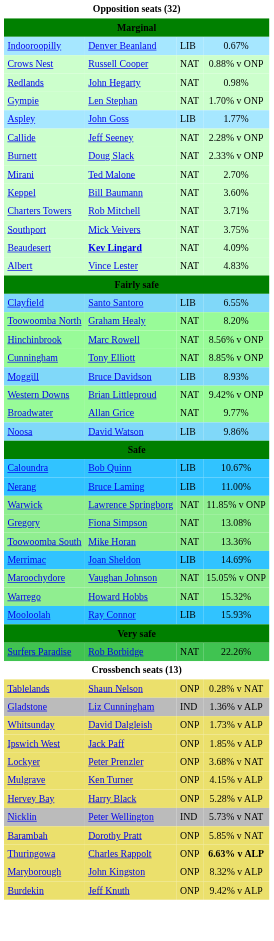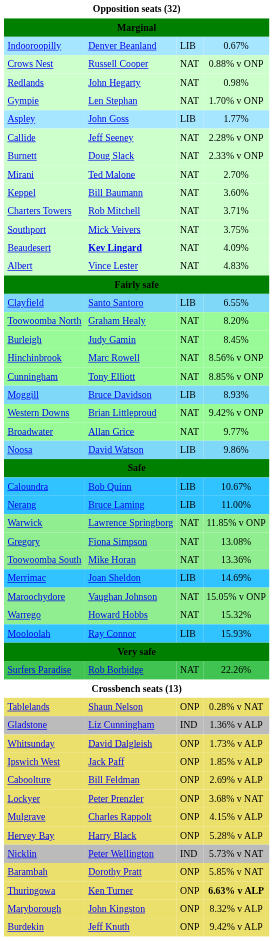+ row: (25, 339)
+ row: (29, 780)
(111, 780) Ken Turner -> (120, 817) Charles Rappolt
(120, 853) Charles Rappolt -> (111, 890) Ken Turner
